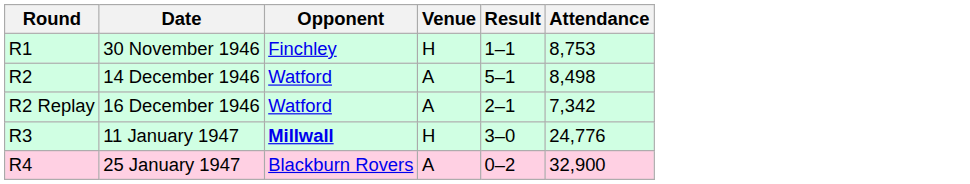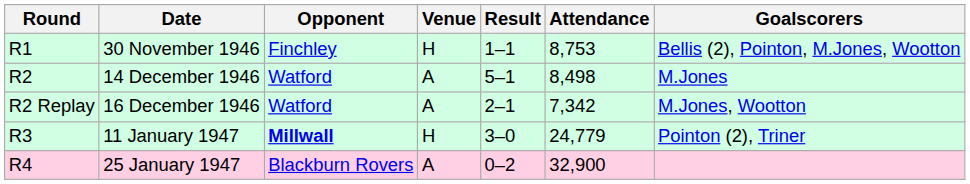+ column: (809, 19)
(577, 135) 24,776 -> (577, 135) 24,779
